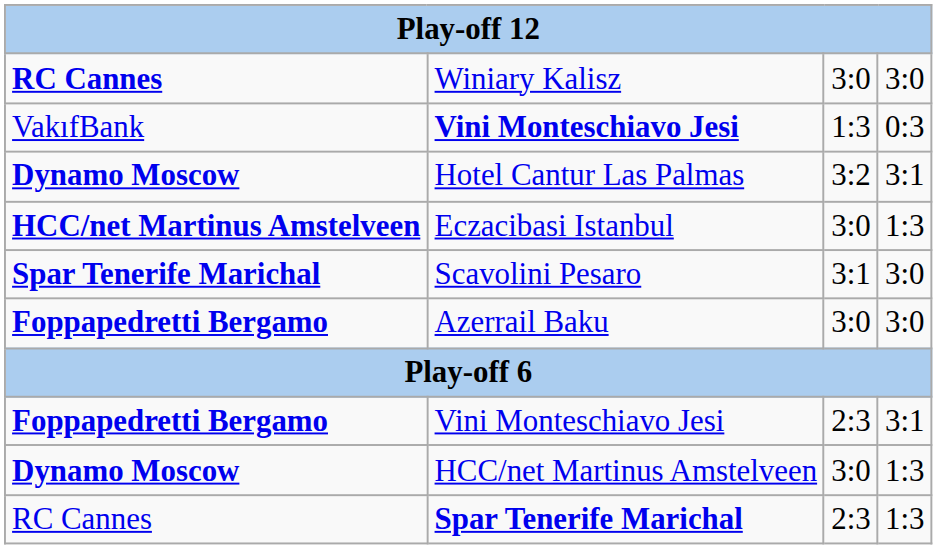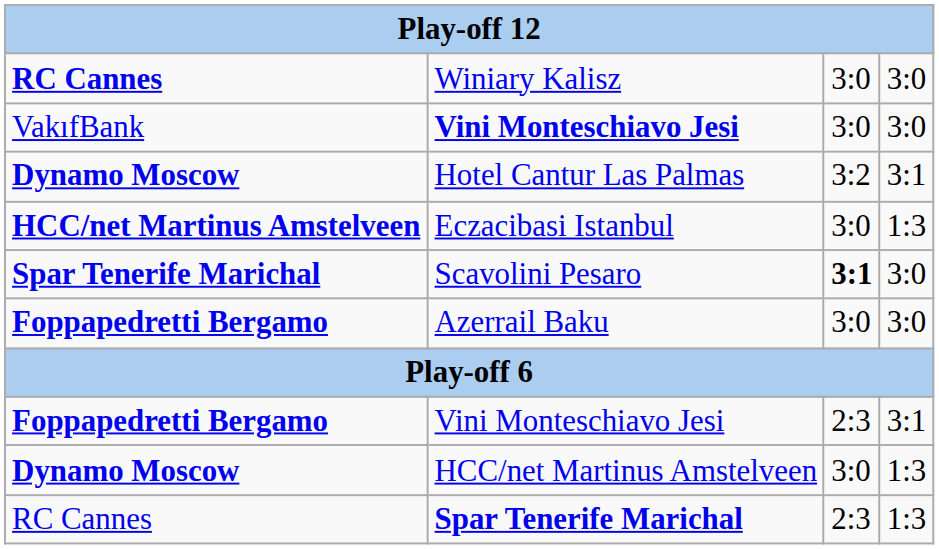(851, 126) 1:3 -> (851, 126) 3:0
(905, 126) 0:3 -> (906, 126) 3:0
(851, 273) normal -> (852, 273) bold
